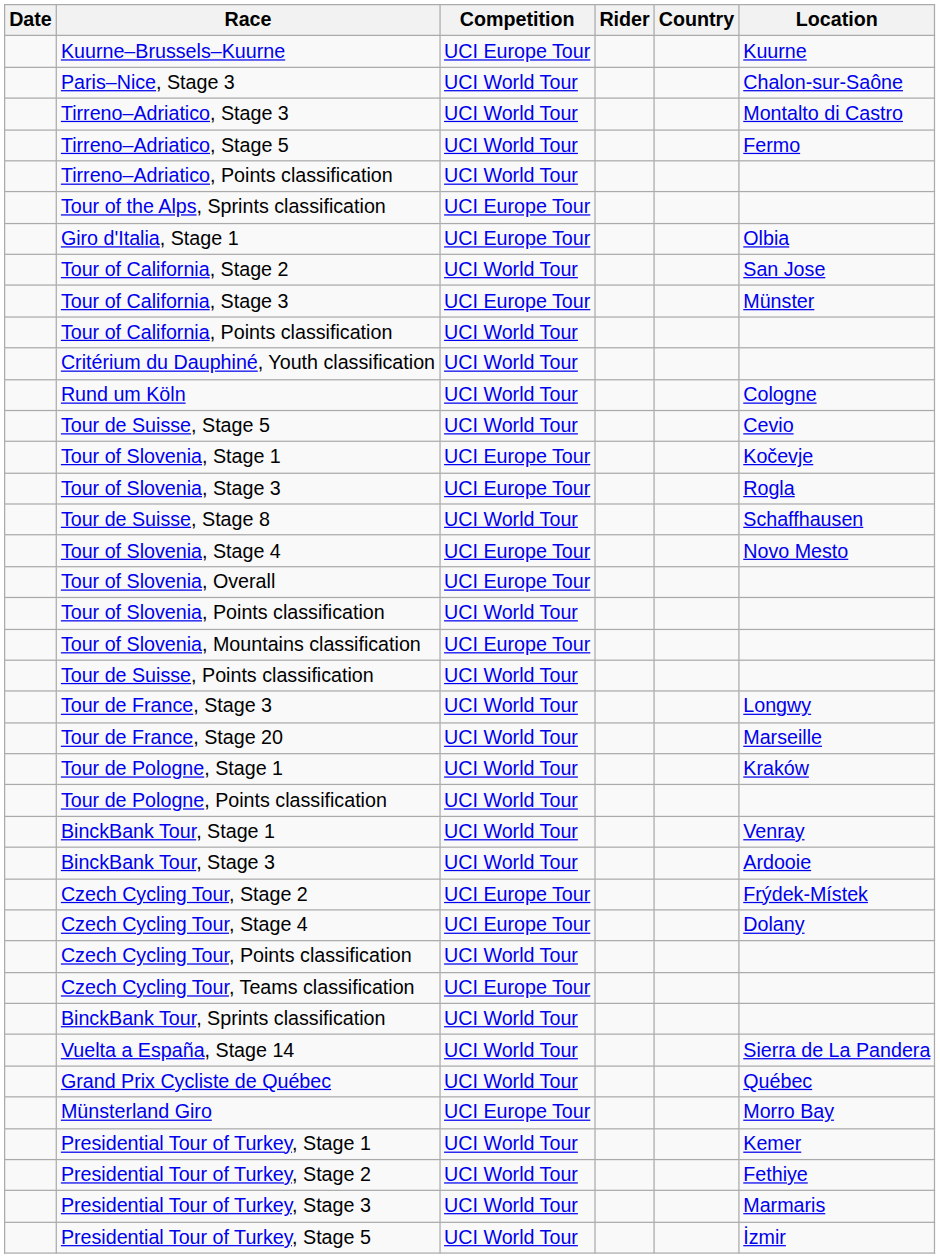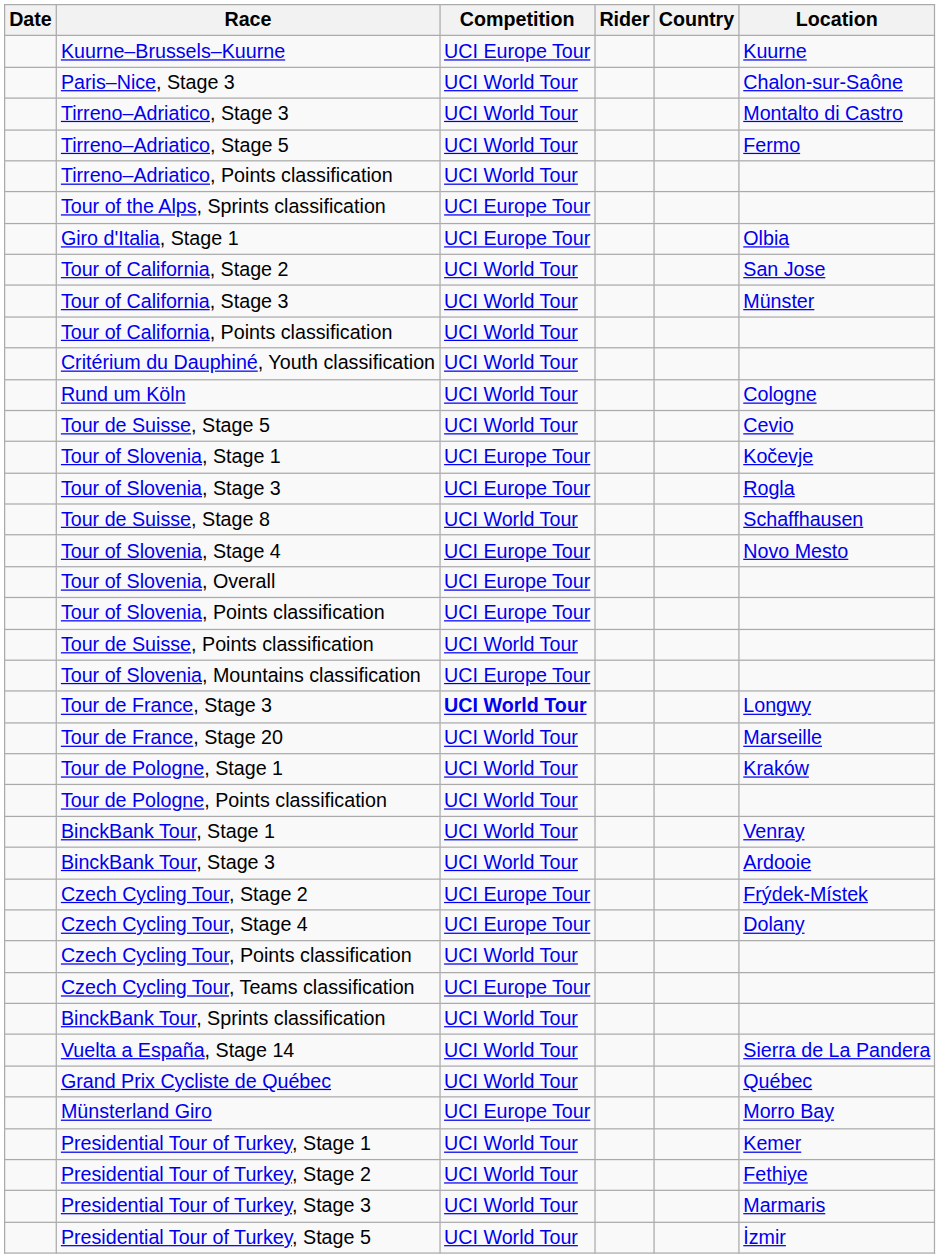(517, 301) UCI Europe Tour -> (511, 301) UCI World Tour
(511, 613) UCI World Tour -> (517, 613) UCI Europe Tour
rows swapped: (241, 644) <-> (217, 675)
(511, 706) normal -> (515, 706) bold
